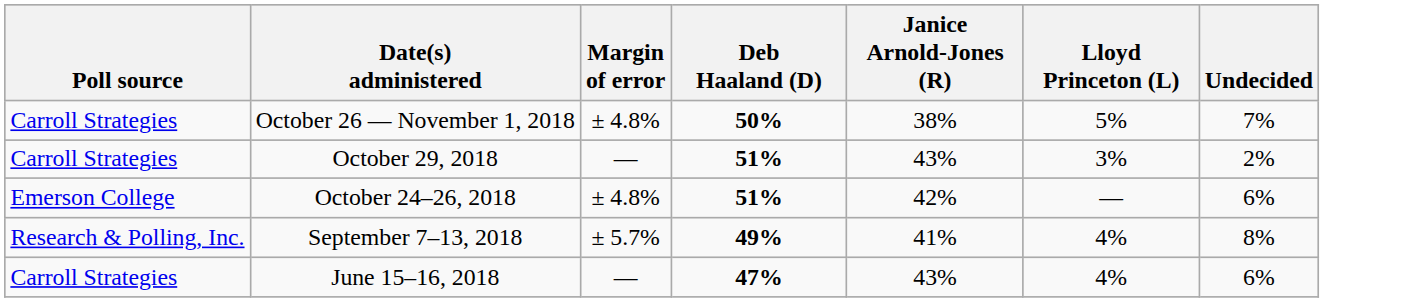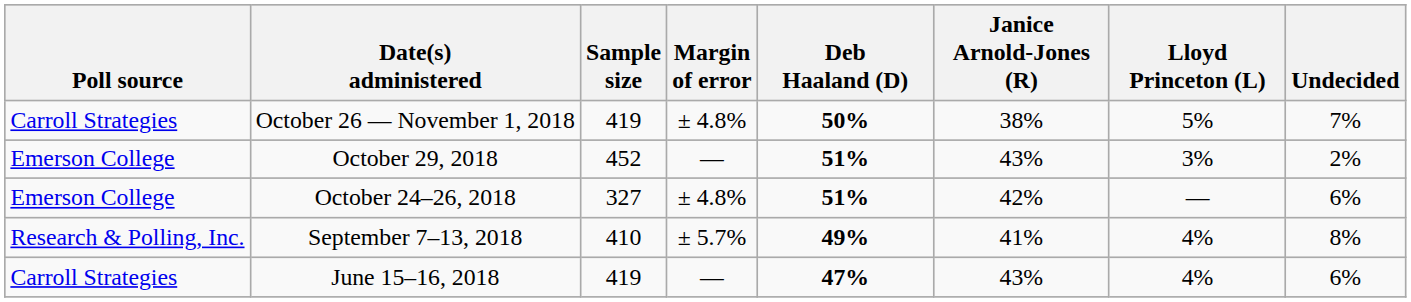+ column: (624, 66)
(94, 158) Carroll Strategies -> (92, 158) Emerson College
